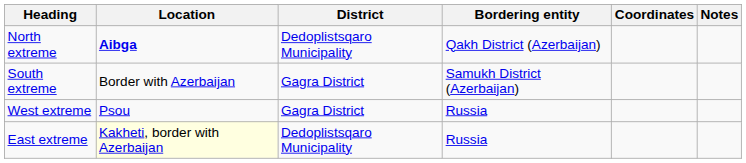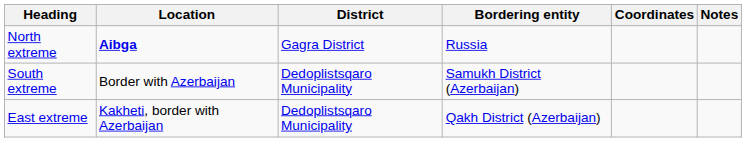(326, 44) Dedoplistsqaro Municipality -> (323, 44) Gagra District
(523, 44) Qakh District (Azerbaijan) -> (466, 44) Russia
(323, 81) Gagra District -> (326, 81) Dedoplistsqaro Municipality
- row: (49, 110)
(159, 139) lightyellow background -> (159, 118) no background
(466, 139) Russia -> (523, 118) Qakh District (Azerbaijan)
